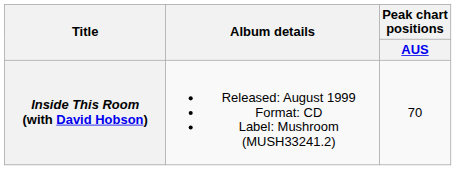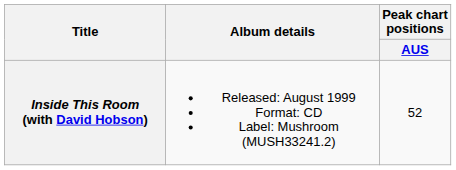(415, 112) 70 -> (415, 112) 52
